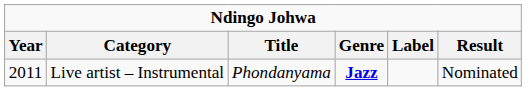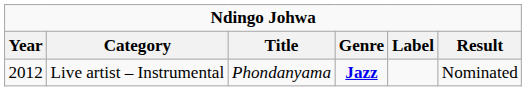(26, 72) 2011 -> (26, 72) 2012
